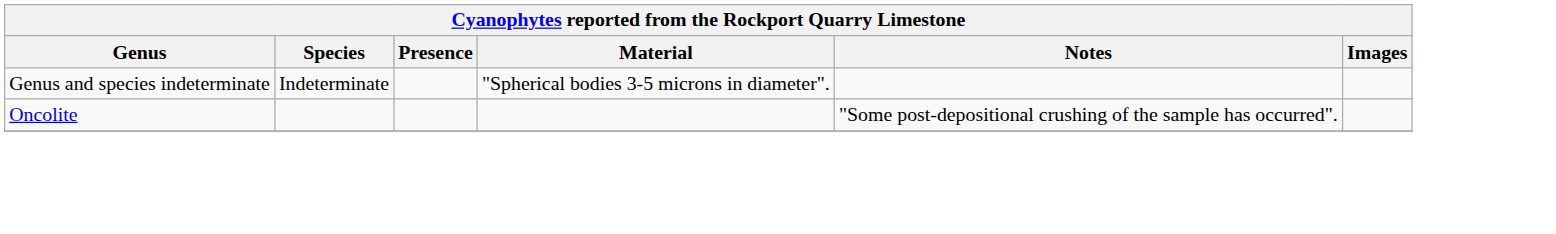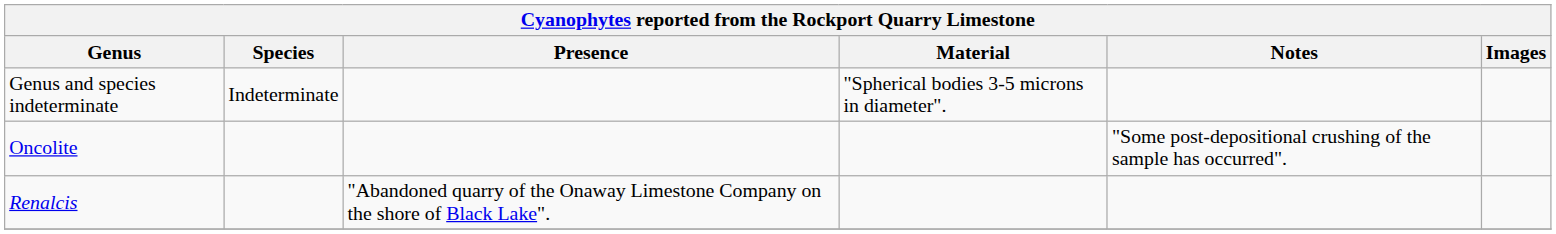+ row: (43, 201)
